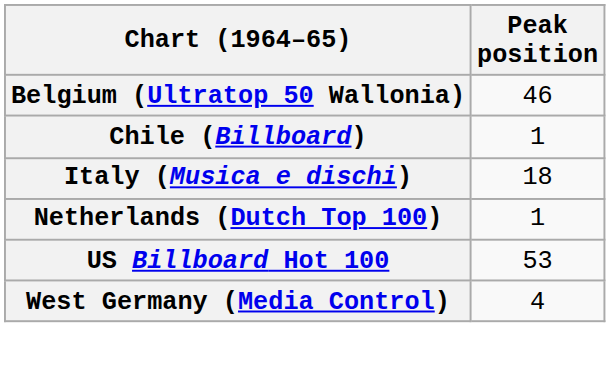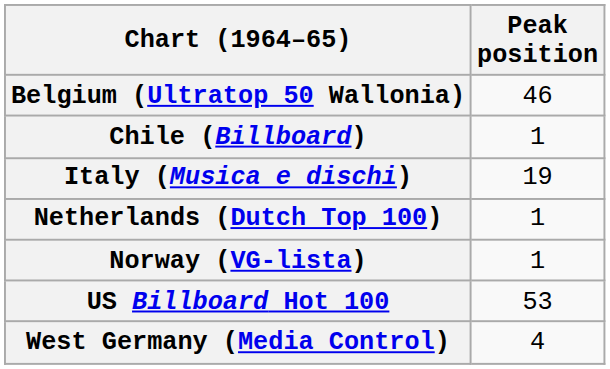(538, 178) 18 -> (538, 178) 19
+ row: (238, 260)
